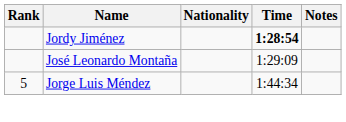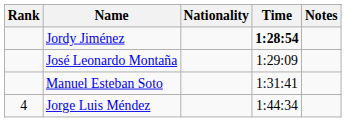+ row: (104, 83)
(24, 83) 5 -> (24, 106) 4
